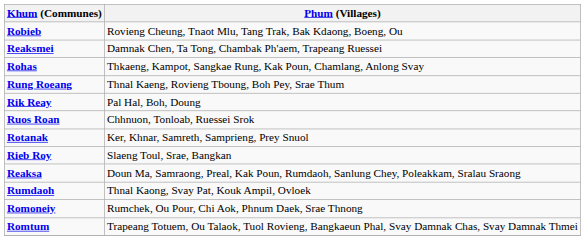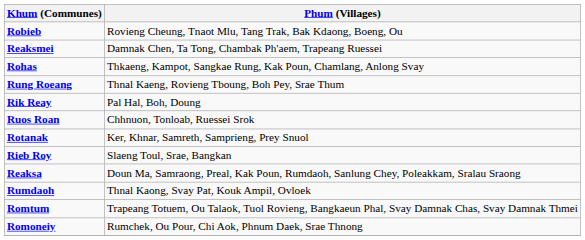rows swapped: (28, 226) <-> (31, 208)
